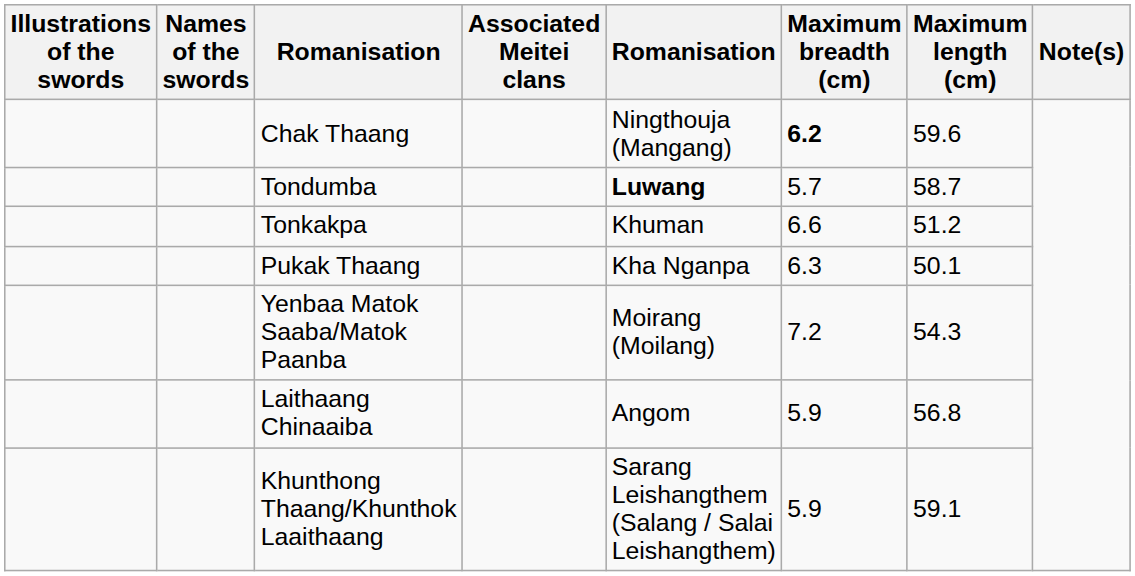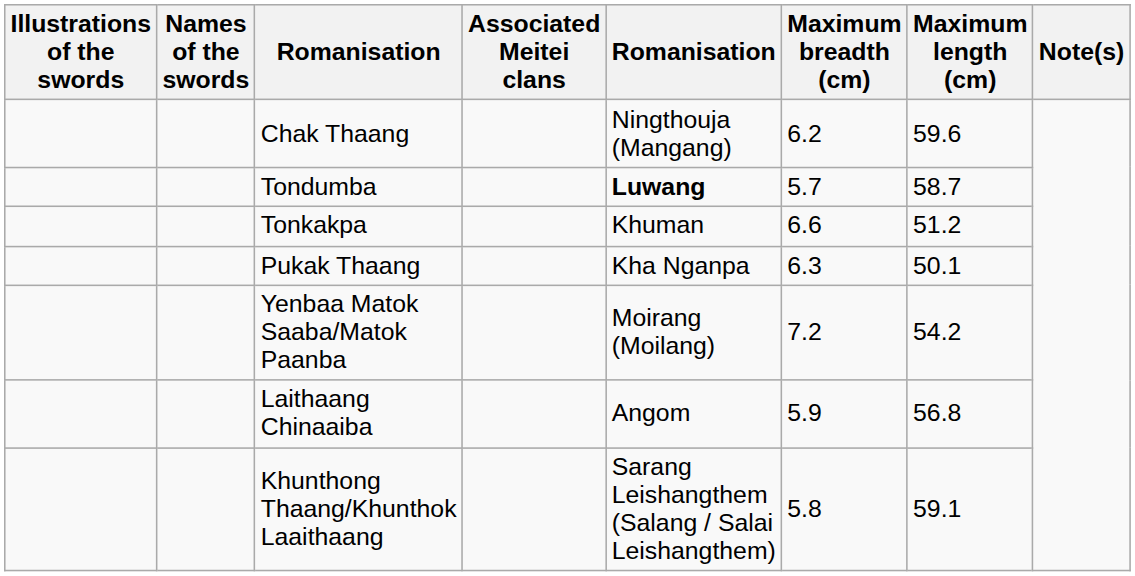(804, 133) bold -> (804, 133) normal
(937, 332) 54.3 -> (937, 332) 54.2
(804, 508) 5.9 -> (804, 508) 5.8
